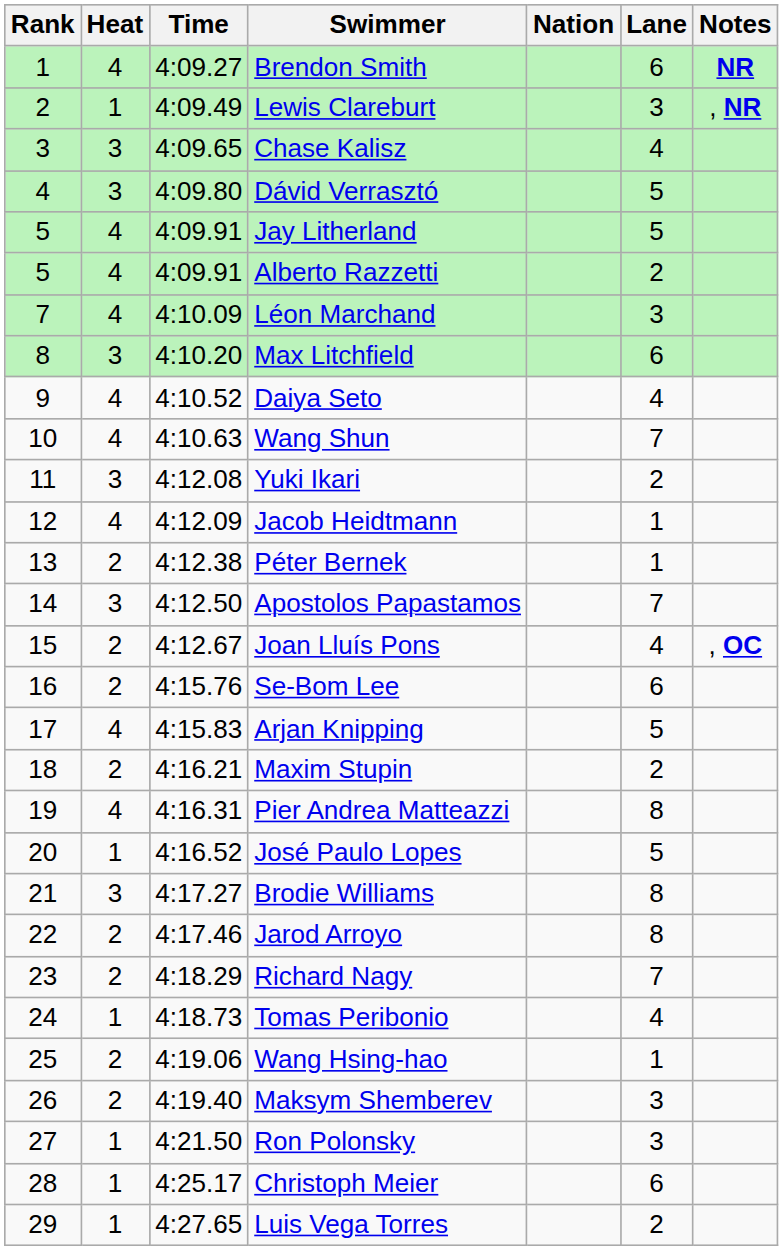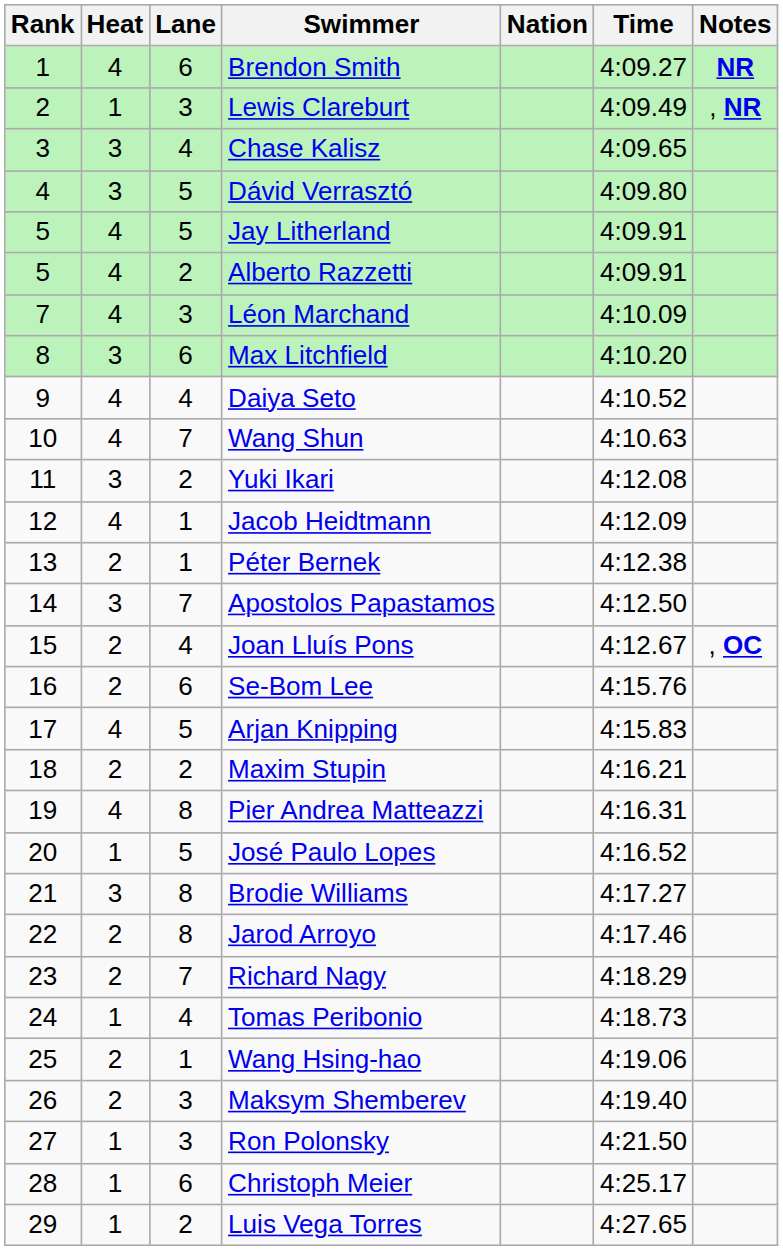columns swapped: (657, 25) <-> (199, 25)
